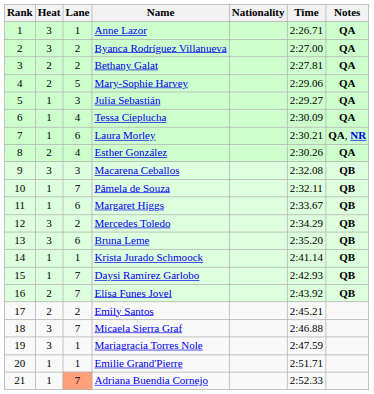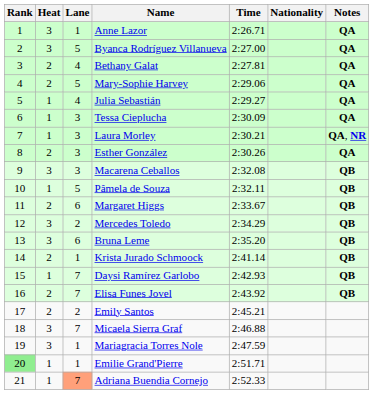columns swapped: (258, 13) <-> (306, 13)
(77, 48) 2 -> (77, 48) 5
(77, 65) 2 -> (77, 65) 4
(77, 100) 3 -> (77, 100) 4
(77, 118) 4 -> (77, 118) 3
(77, 135) 6 -> (77, 135) 3
(77, 153) 4 -> (77, 153) 3
(77, 188) 7 -> (77, 188) 5
(49, 205) 1 -> (49, 205) 2
(49, 258) 1 -> (49, 258) 2
(20, 363) no background -> (20, 363) lightgreen background
